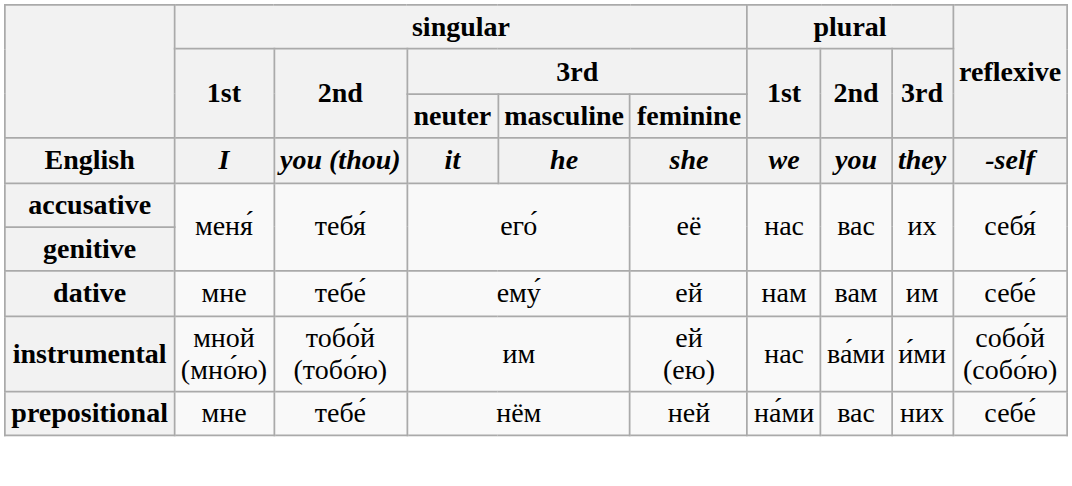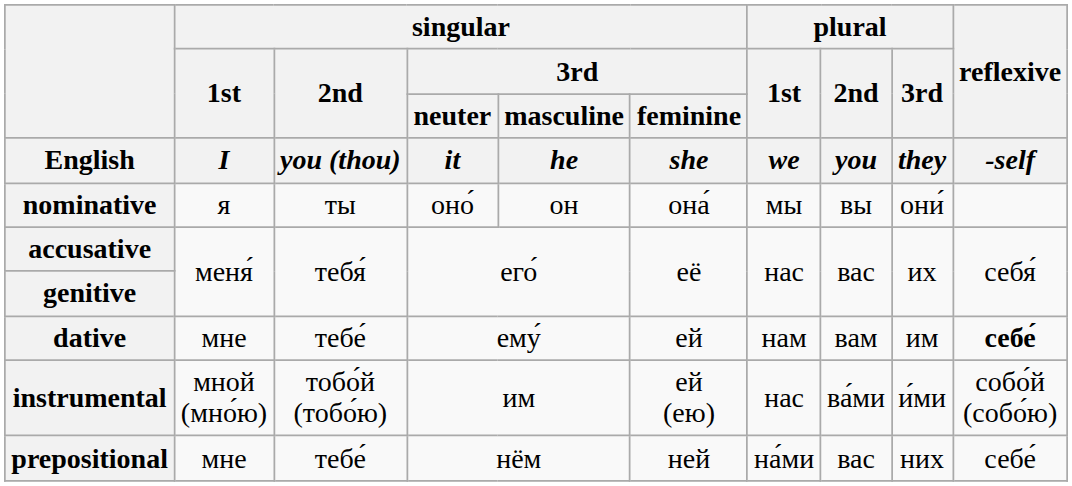+ row: (90, 204)
(1010, 293) normal -> (1010, 337) bold
